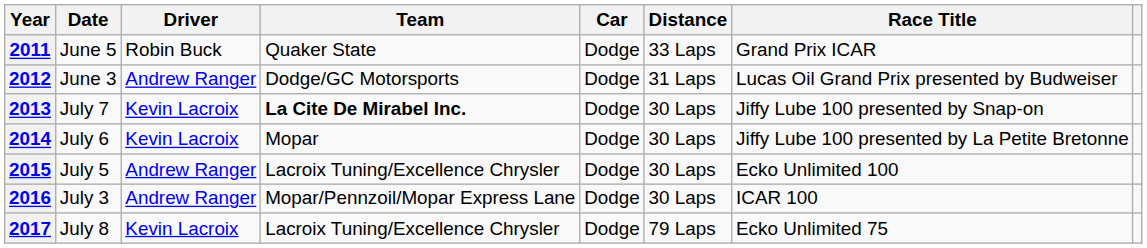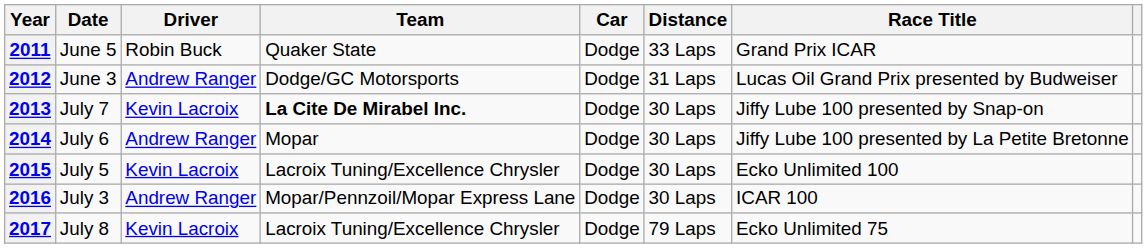(182, 139) Kevin Lacroix -> (191, 139) Andrew Ranger
(191, 169) Andrew Ranger -> (182, 169) Kevin Lacroix
